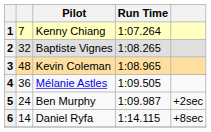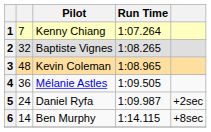(66, 101) Ben Murphy -> (64, 101) Daniel Ryfa
(64, 119) Daniel Ryfa -> (66, 119) Ben Murphy
